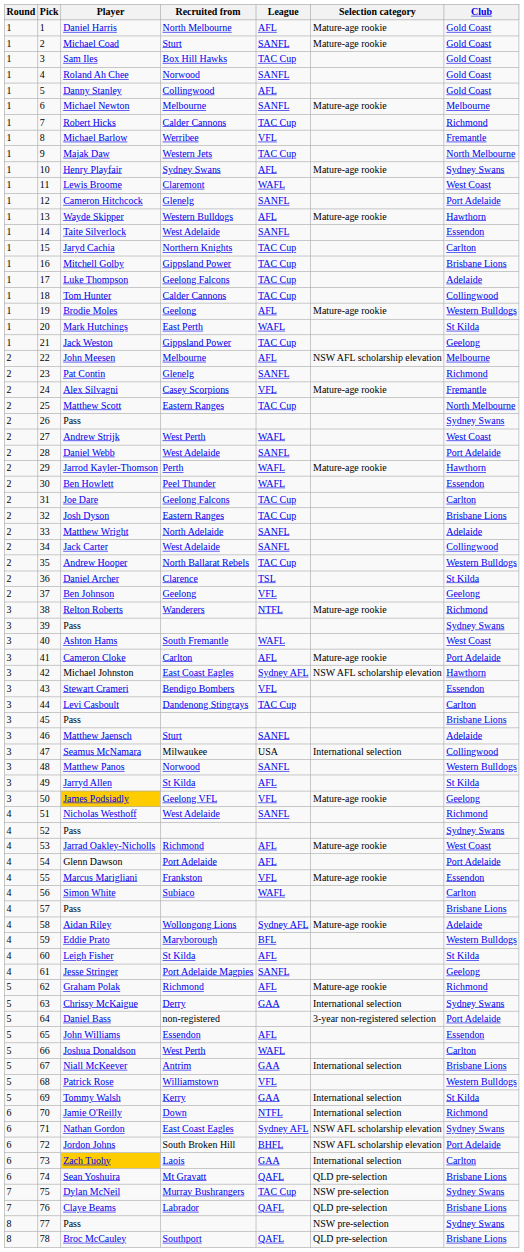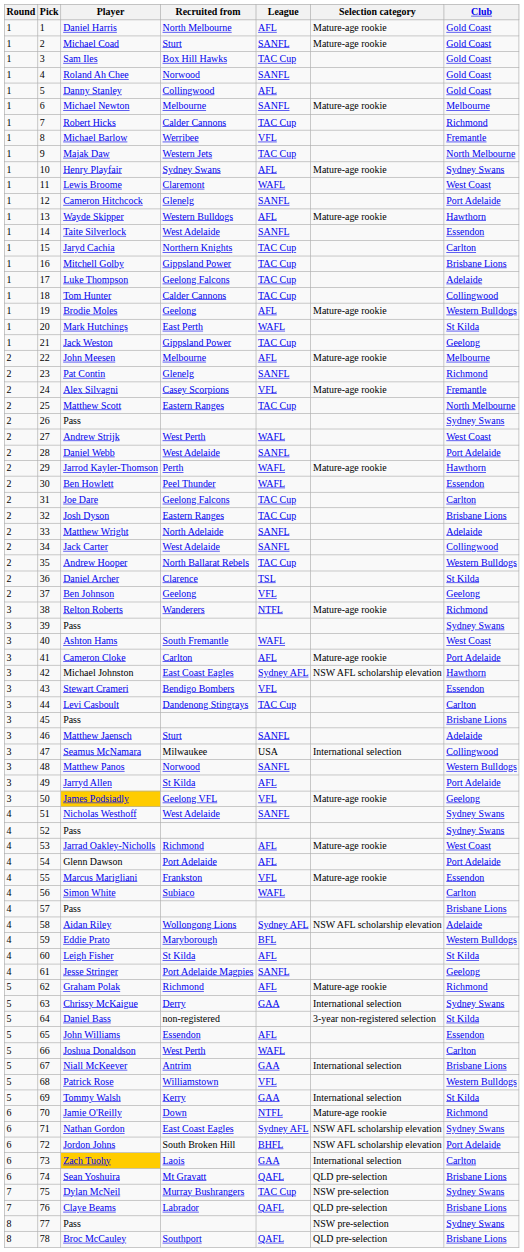(377, 358) NSW AFL scholarship elevation -> (350, 358) Mature-age rookie
(463, 783) St Kilda -> (473, 783) Port Adelaide
(467, 814) Richmond -> (475, 814) Sydney Swans
(350, 924) Mature-age rookie -> (377, 924) NSW AFL scholarship elevation
(473, 1019) Port Adelaide -> (463, 1019) St Kilda
(357, 1113) International selection -> (350, 1113) Mature-age rookie
